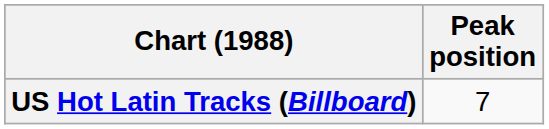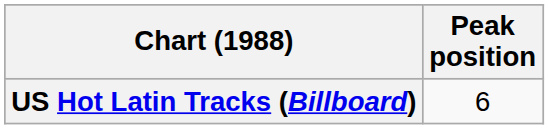(483, 100) 7 -> (483, 100) 6
